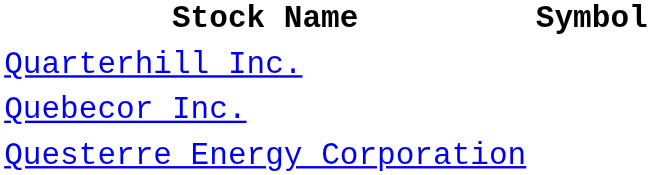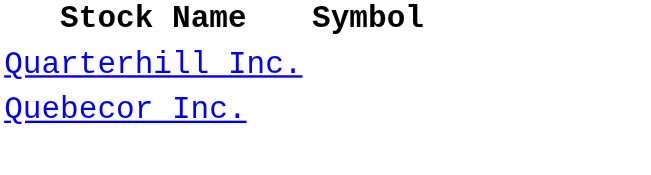- row: (265, 155)
